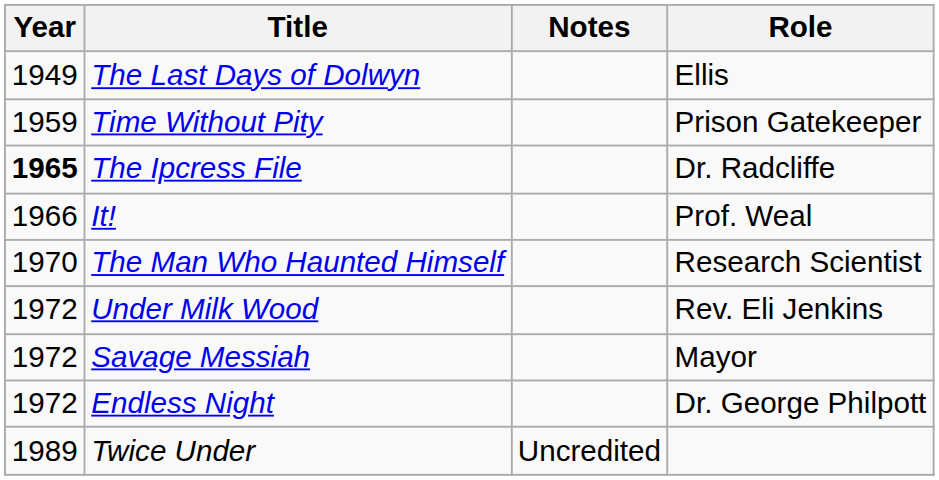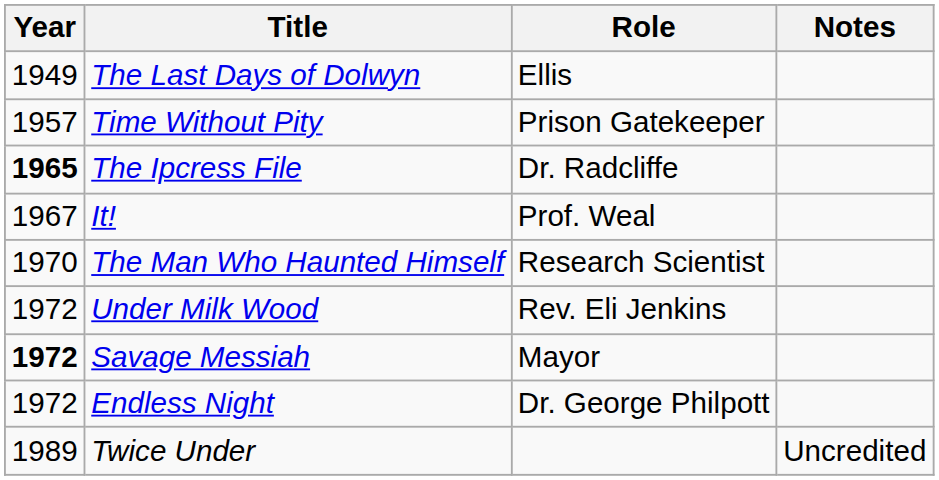columns swapped: (800, 27) <-> (589, 27)
(45, 121) 1959 -> (45, 121) 1957
(45, 215) 1966 -> (45, 215) 1967
(45, 356) normal -> (45, 356) bold
